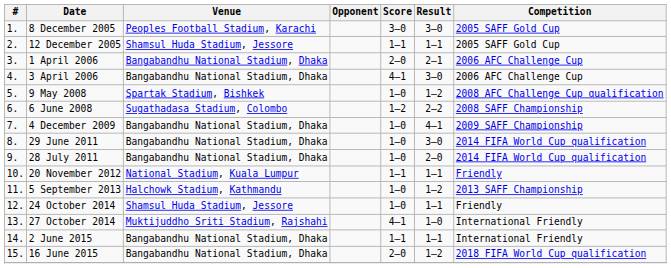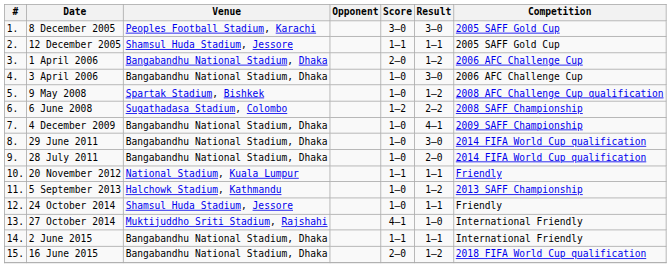(434, 61) 2–1 -> (434, 61) 1–2
(397, 77) 4–1 -> (397, 77) 1–0
